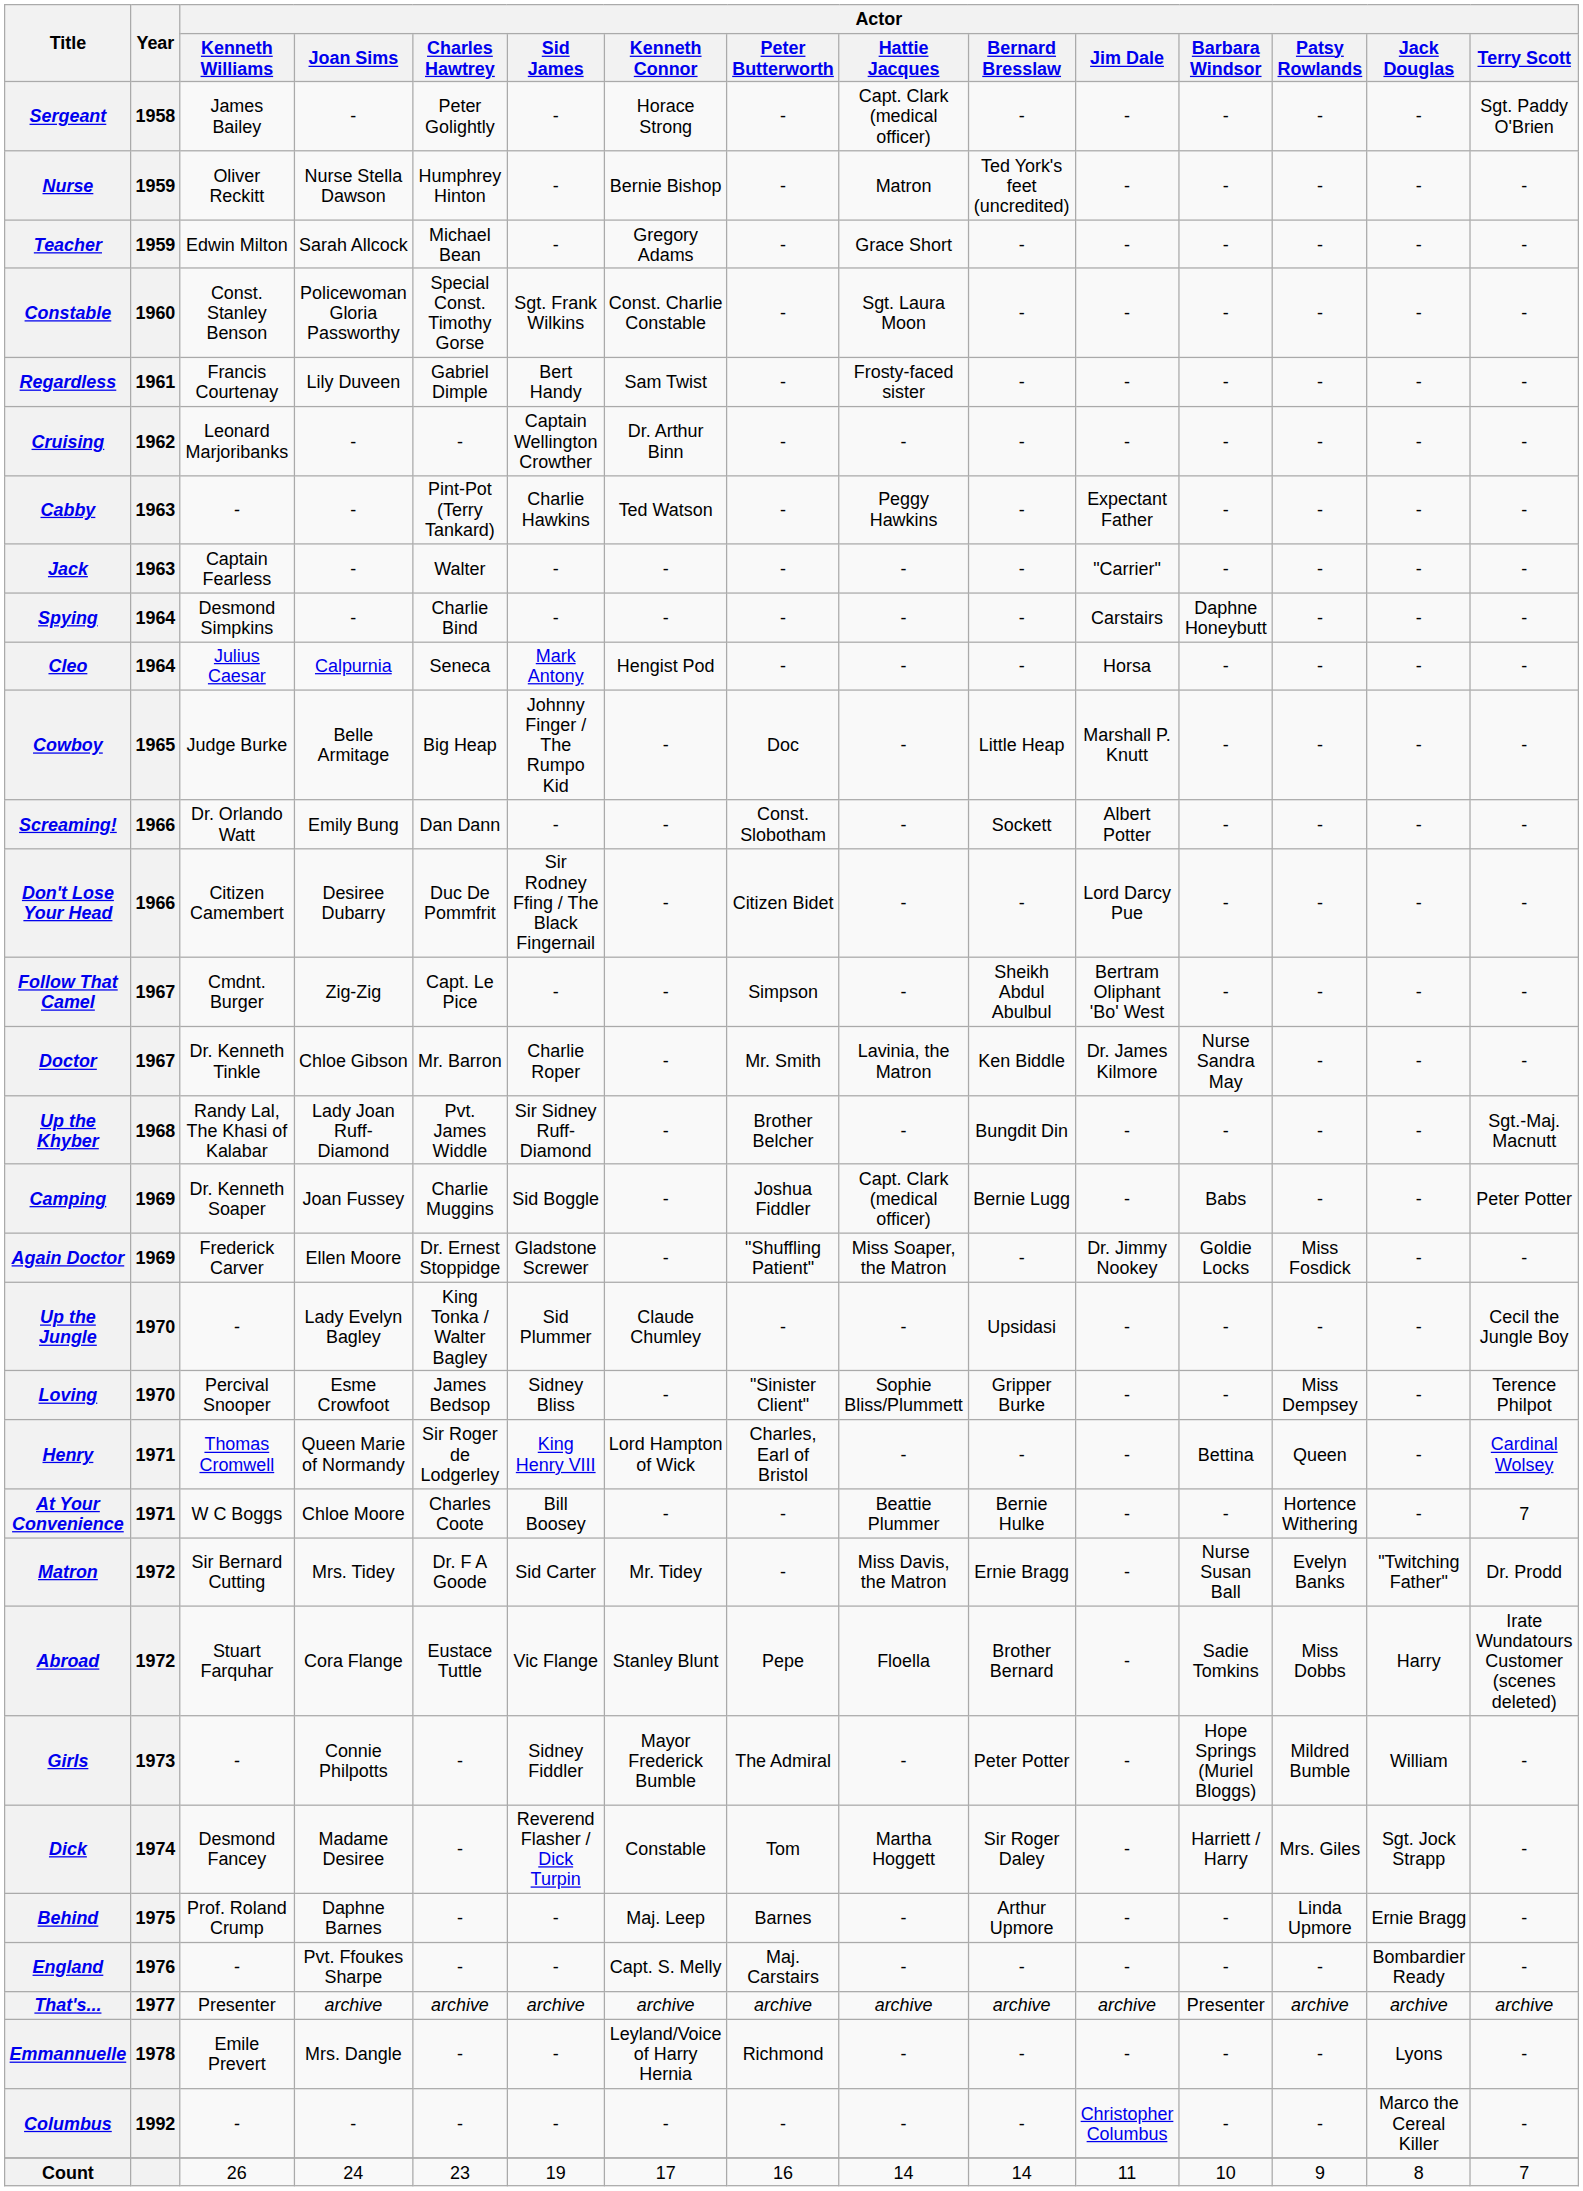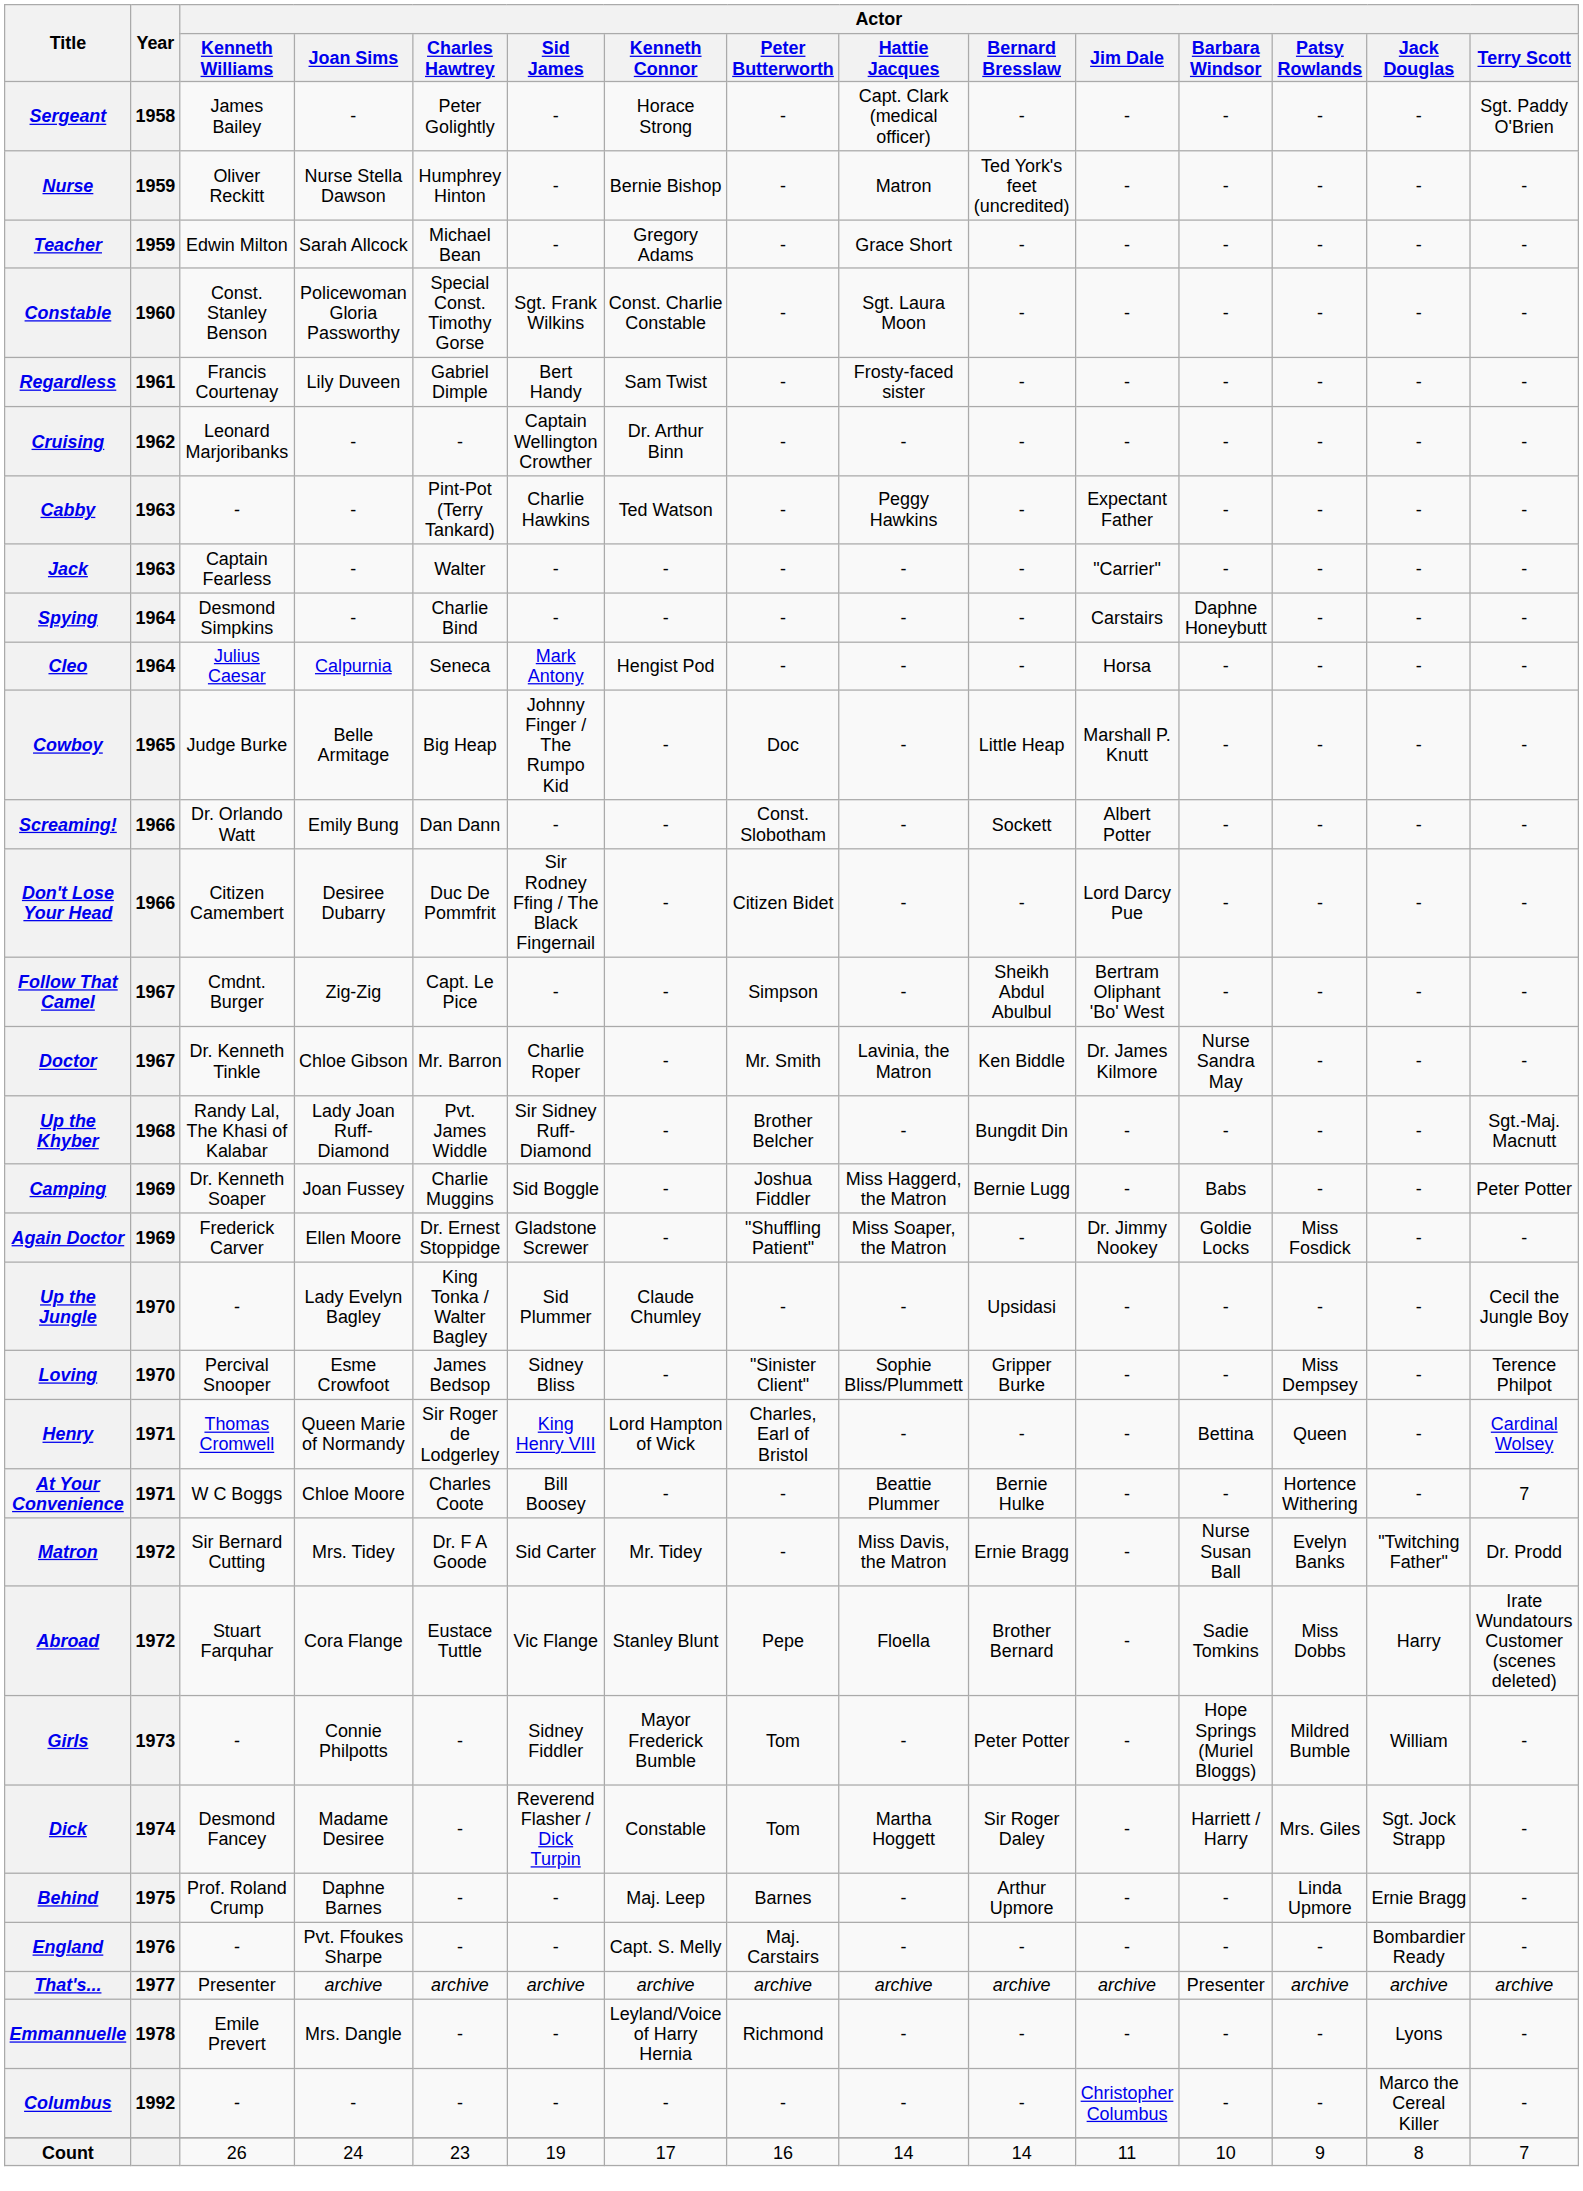(904, 1199) Capt. Clark (medical officer) -> (904, 1189) Miss Haggerd, the Matron
(783, 1760) The Admiral -> (783, 1740) Tom
